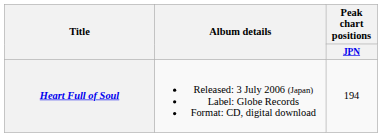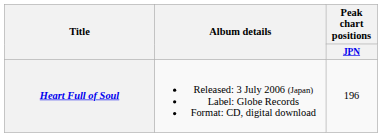(352, 96) 194 -> (352, 96) 196
